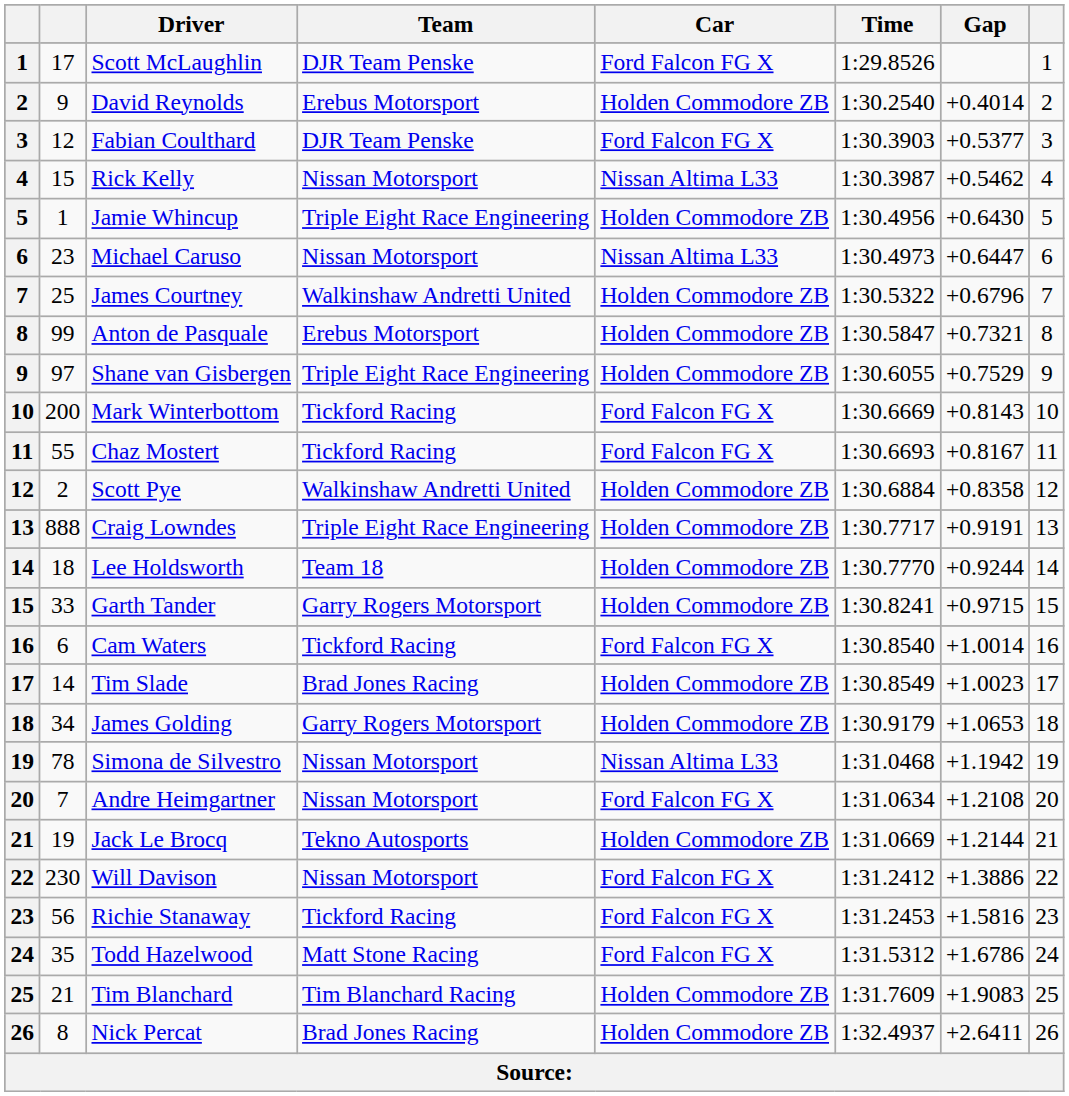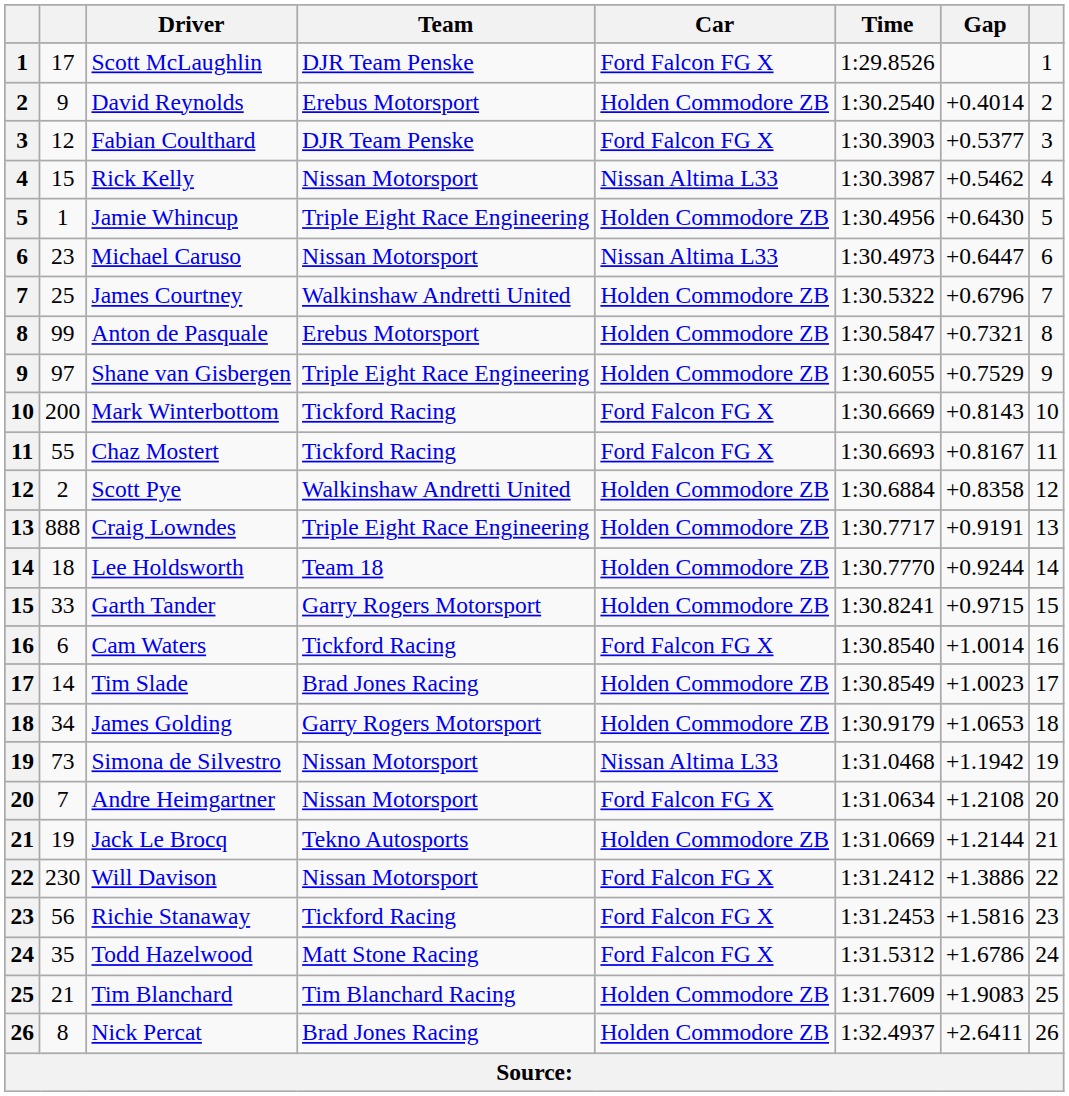(63, 761) 78 -> (63, 761) 73
